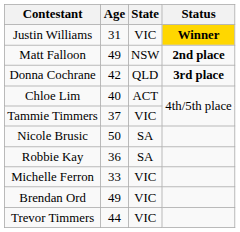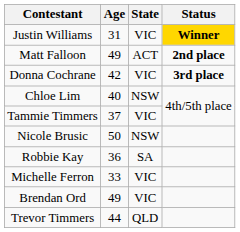(145, 55) NSW -> (145, 55) ACT
(145, 75) QLD -> (145, 75) VIC
(145, 95) ACT -> (145, 95) NSW
(145, 136) SA -> (145, 136) NSW
(145, 217) VIC -> (145, 217) QLD
